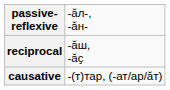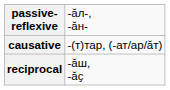rows swapped: (35, 51) <-> (35, 76)
